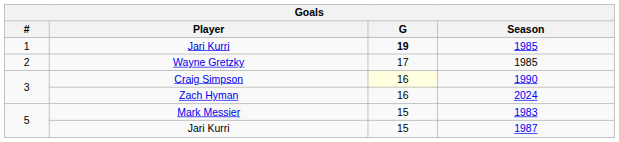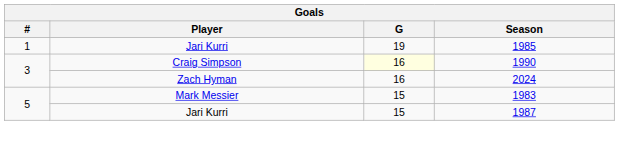(403, 46) bold -> (399, 46) normal
- row: (209, 63)
